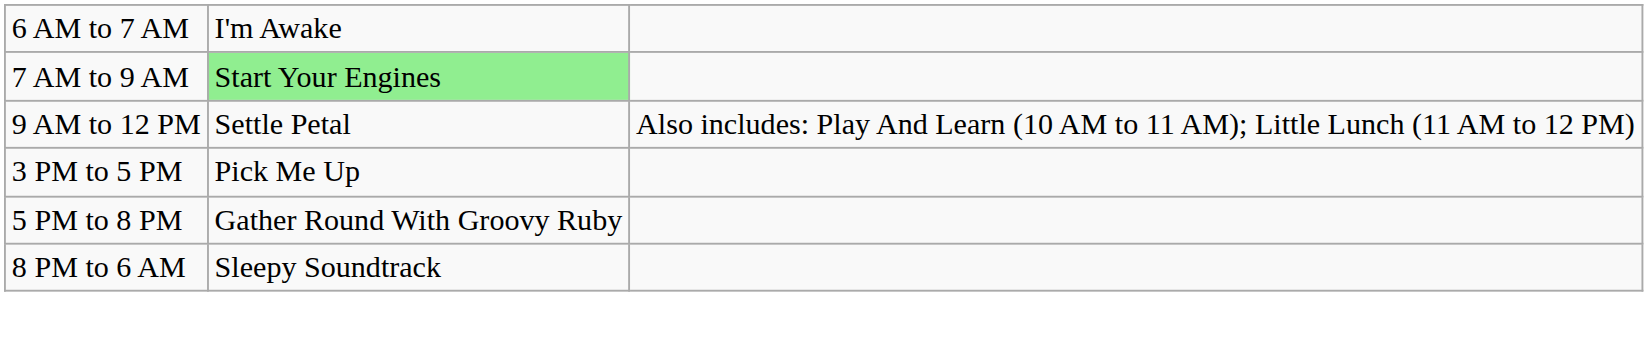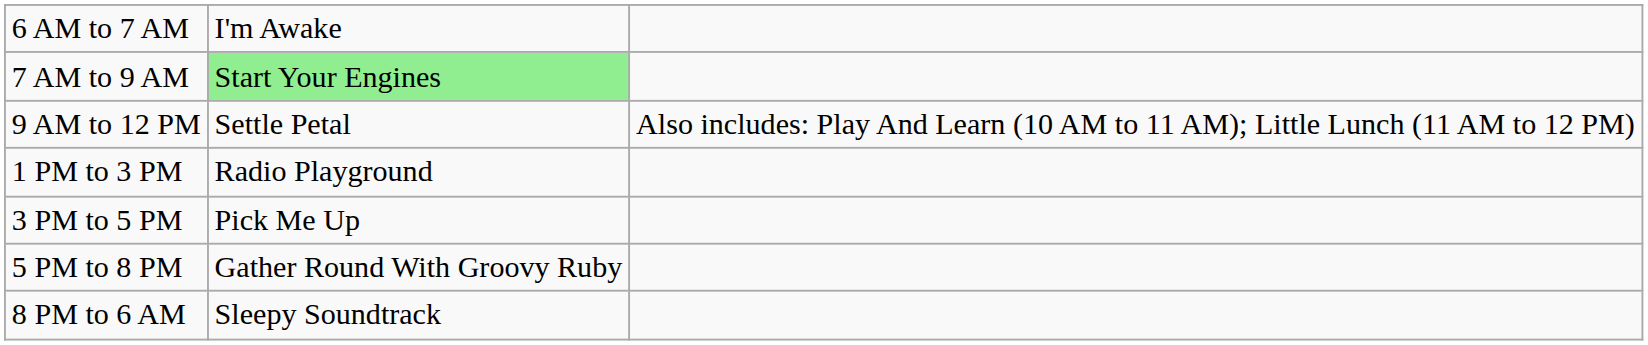+ row: (97, 171)
